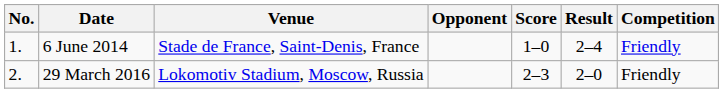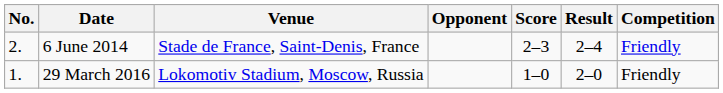(15, 46) 1. -> (15, 46) 2.
(536, 46) 1–0 -> (536, 46) 2–3
(15, 74) 2. -> (15, 74) 1.
(536, 74) 2–3 -> (536, 74) 1–0
